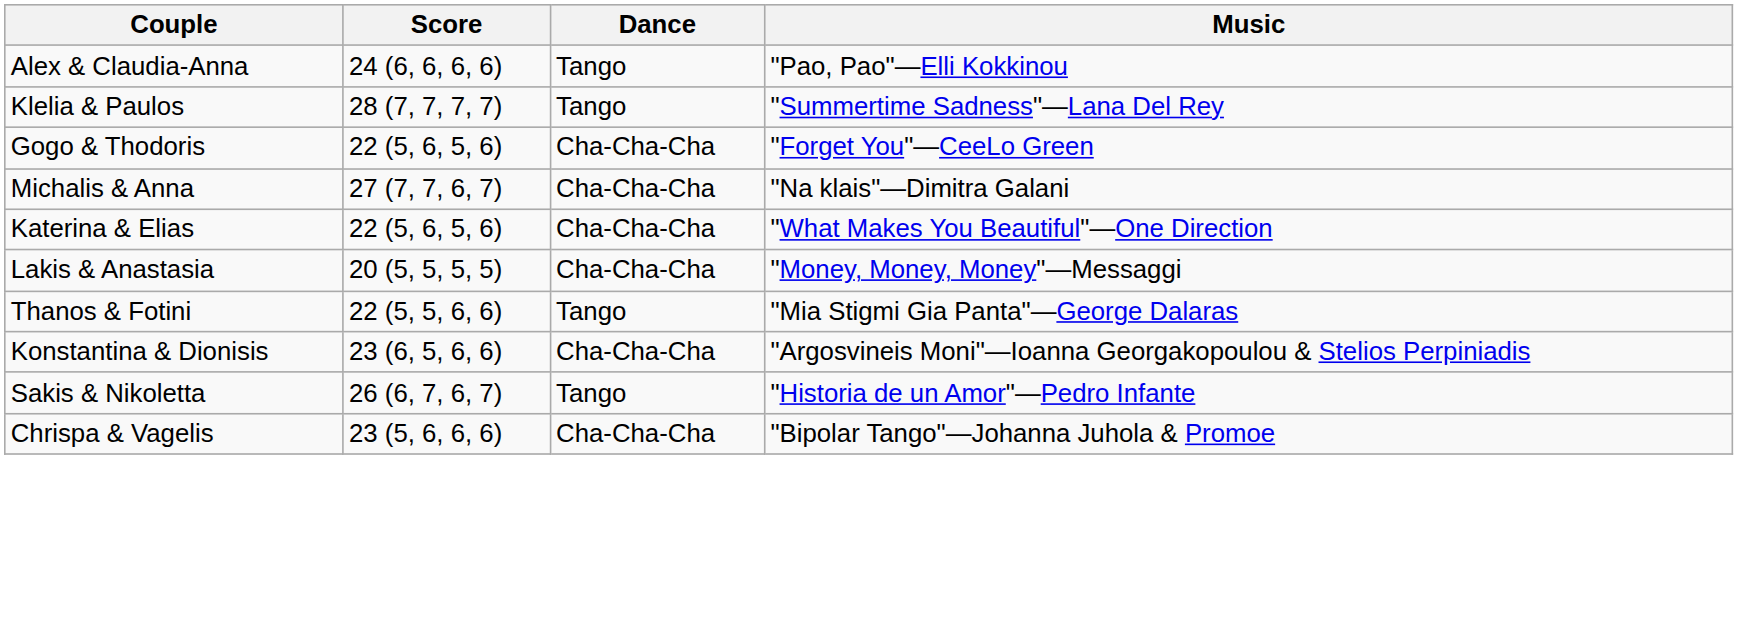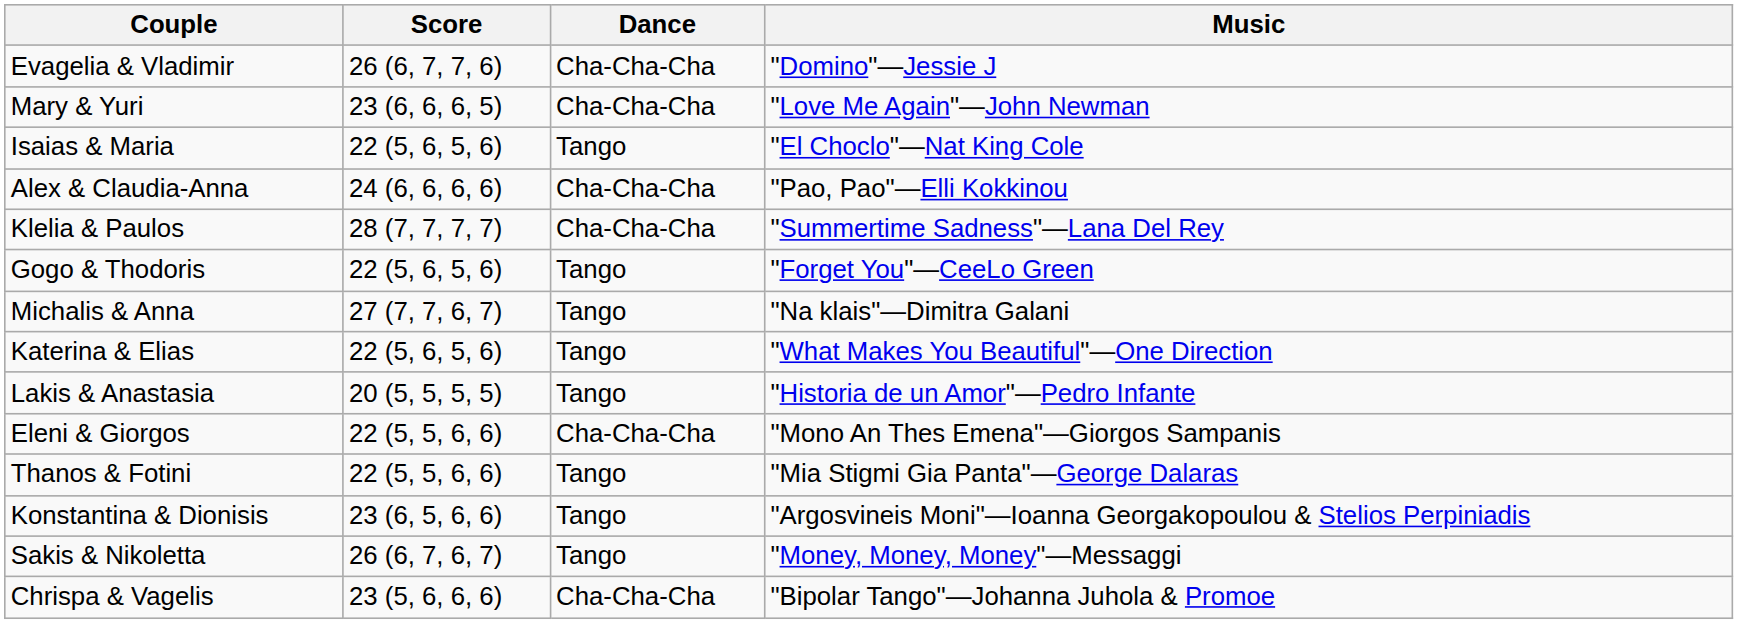+ row: (122, 65)
+ row: (77, 106)
+ row: (92, 147)
(591, 65) Tango -> (636, 188) Cha-Cha-Cha
(591, 106) Tango -> (636, 229) Cha-Cha-Cha
(636, 147) Cha-Cha-Cha -> (591, 270) Tango
(636, 188) Cha-Cha-Cha -> (591, 310) Tango
(636, 229) Cha-Cha-Cha -> (591, 351) Tango
(636, 270) Cha-Cha-Cha -> (591, 392) Tango
(976, 270) "Money, Money, Money"—Messaggi -> (983, 392) "Historia de un Amor"—Pedro Infante
+ row: (100, 433)
(636, 351) Cha-Cha-Cha -> (591, 515) Tango
(983, 392) "Historia de un Amor"—Pedro Infante -> (976, 556) "Money, Money, Money"—Messaggi
